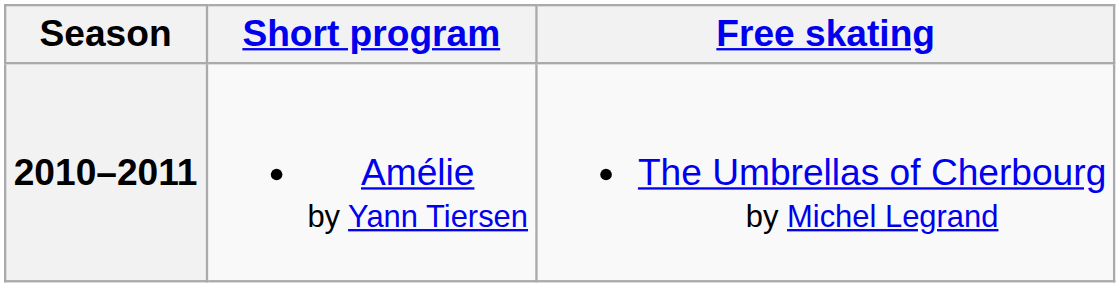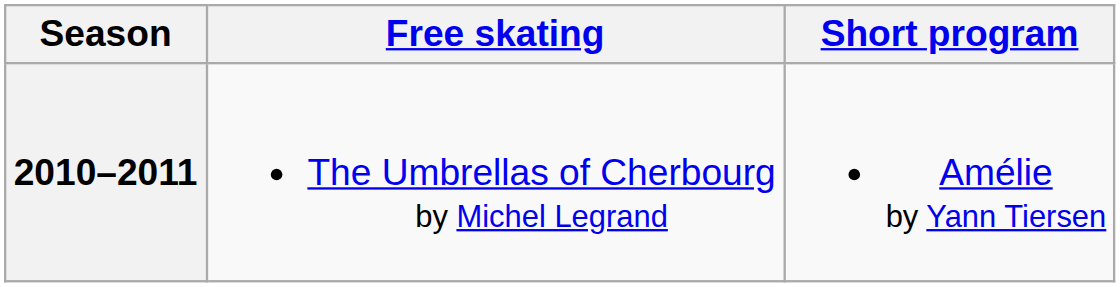columns swapped: (371, 33) <-> (826, 33)
